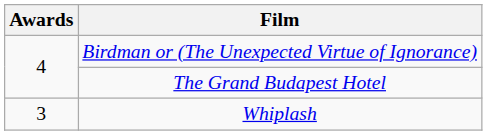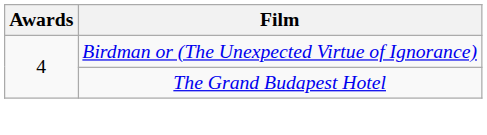- row: (280, 113)
